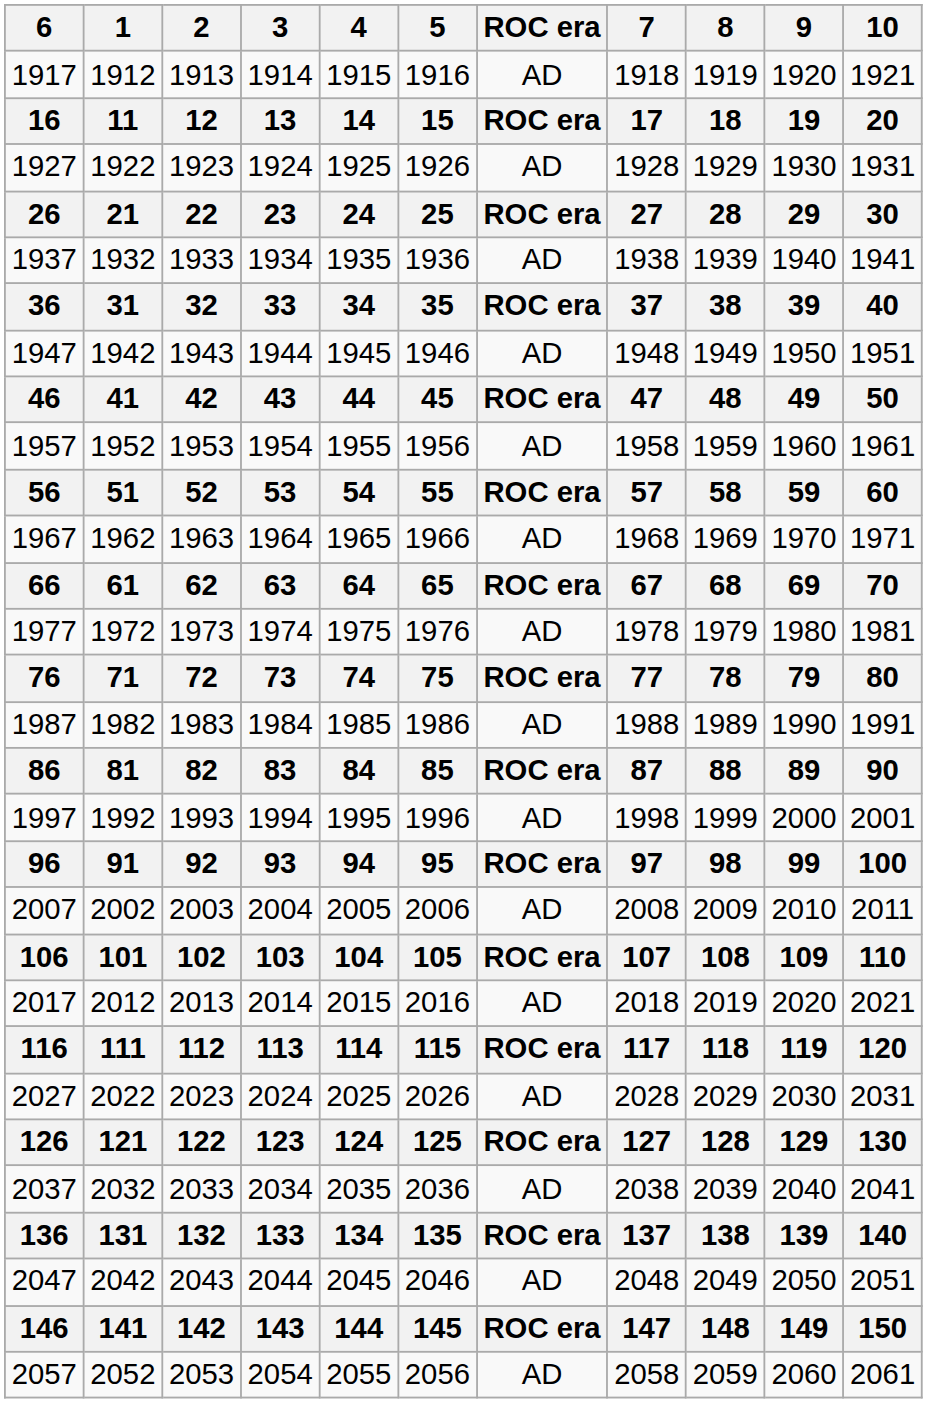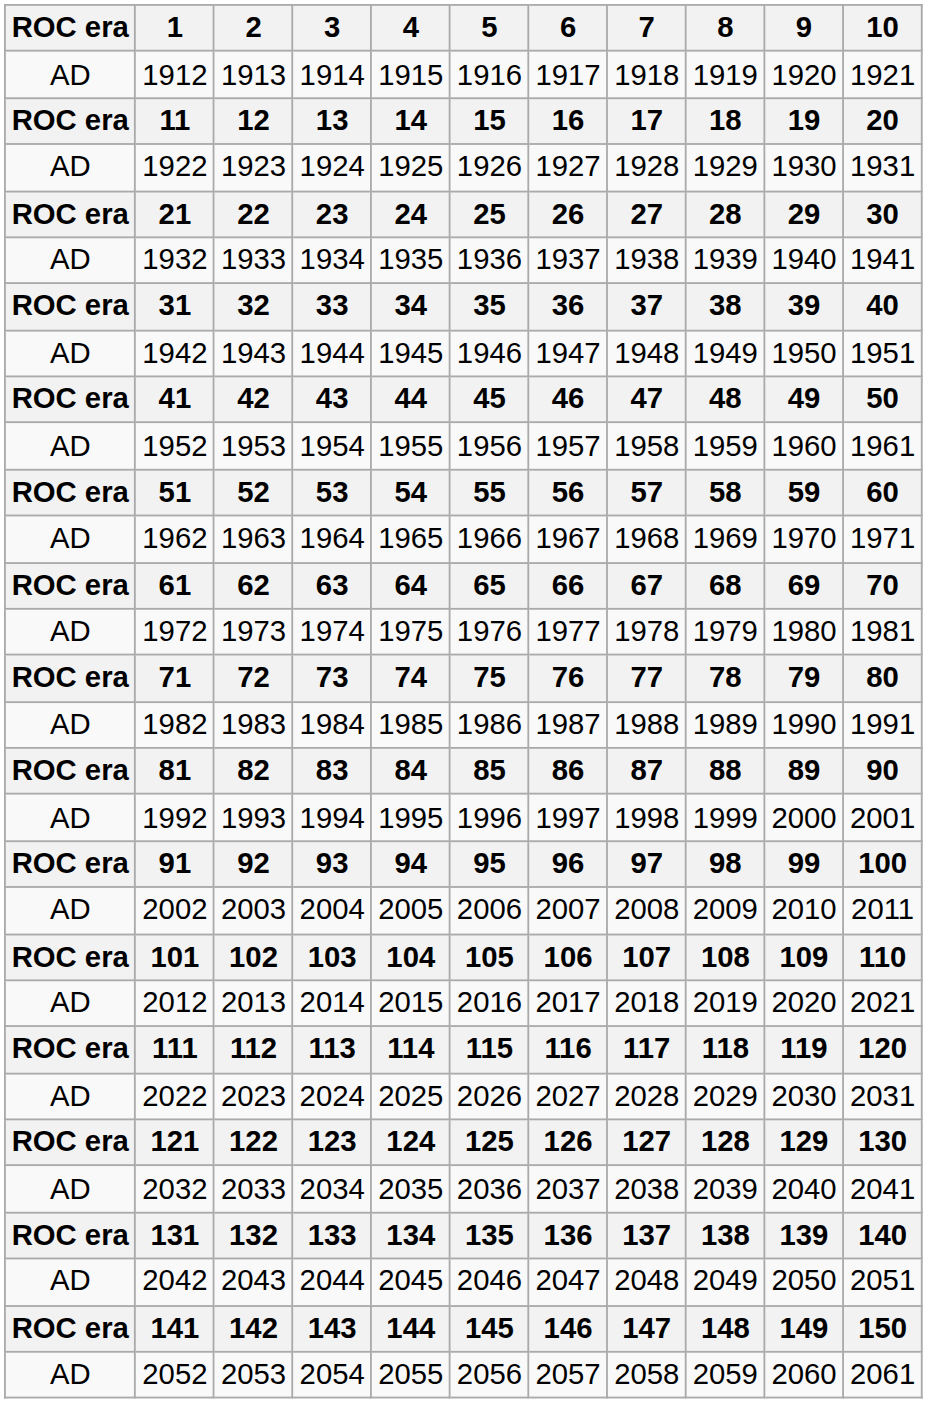columns swapped: (542, 27) <-> (44, 27)
